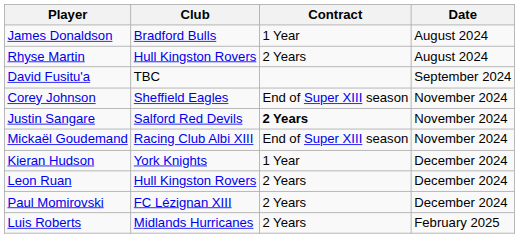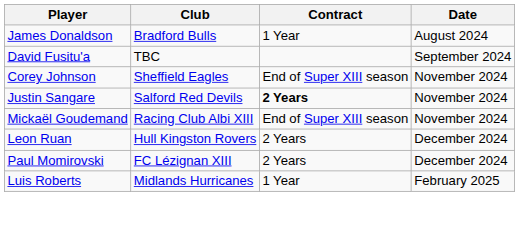- row: (46, 56)
- row: (51, 160)
(284, 222) 2 Years -> (281, 181) 1 Year
